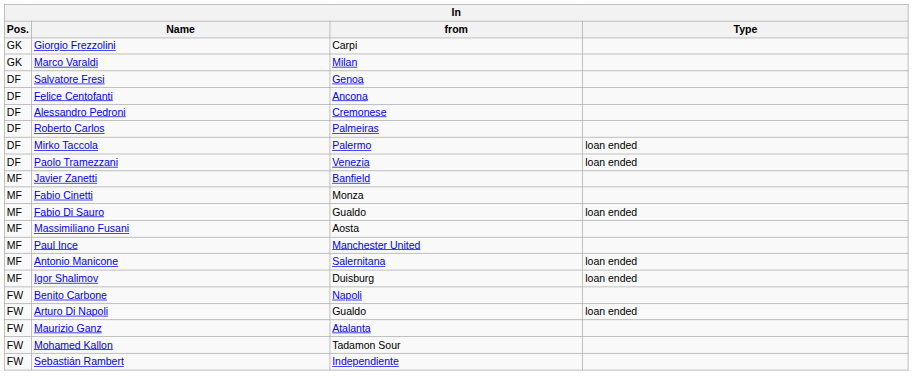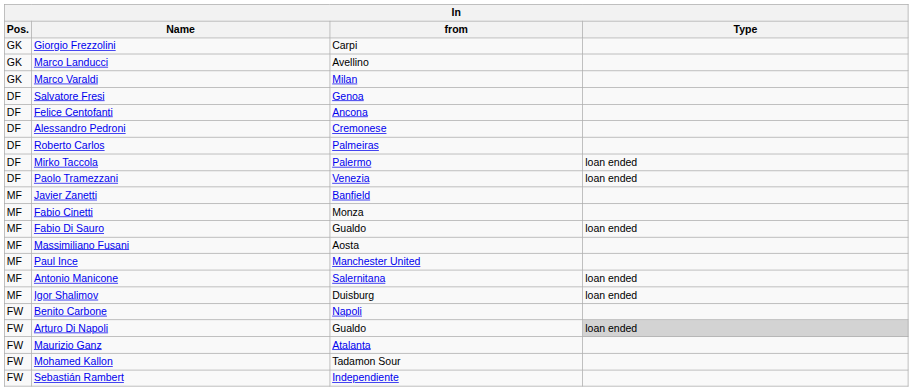+ row: (71, 63)
(611, 312) no background -> (611, 329) lightgrey background
